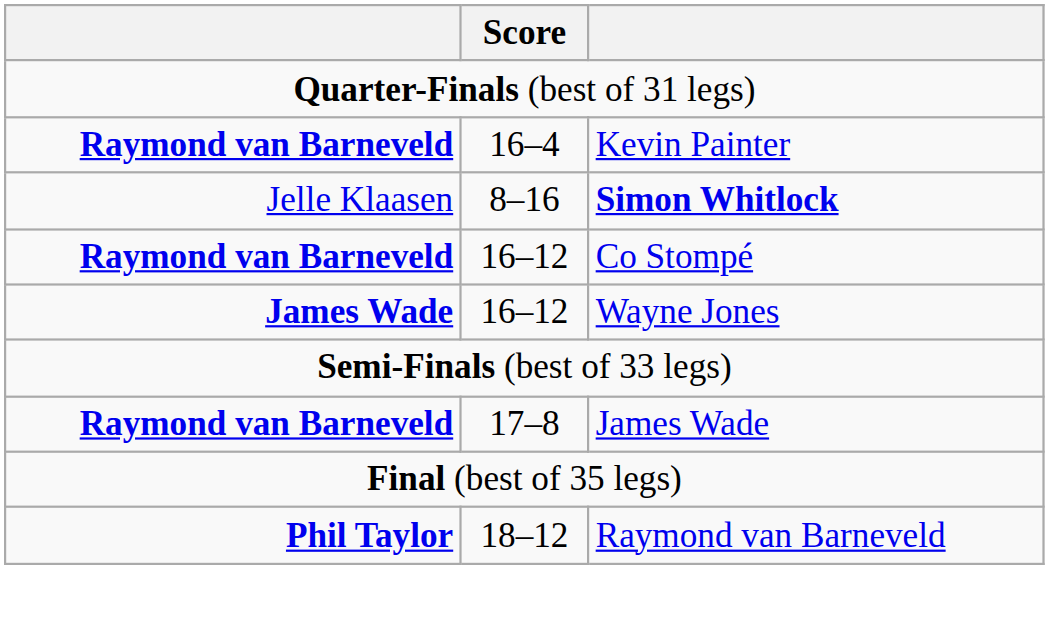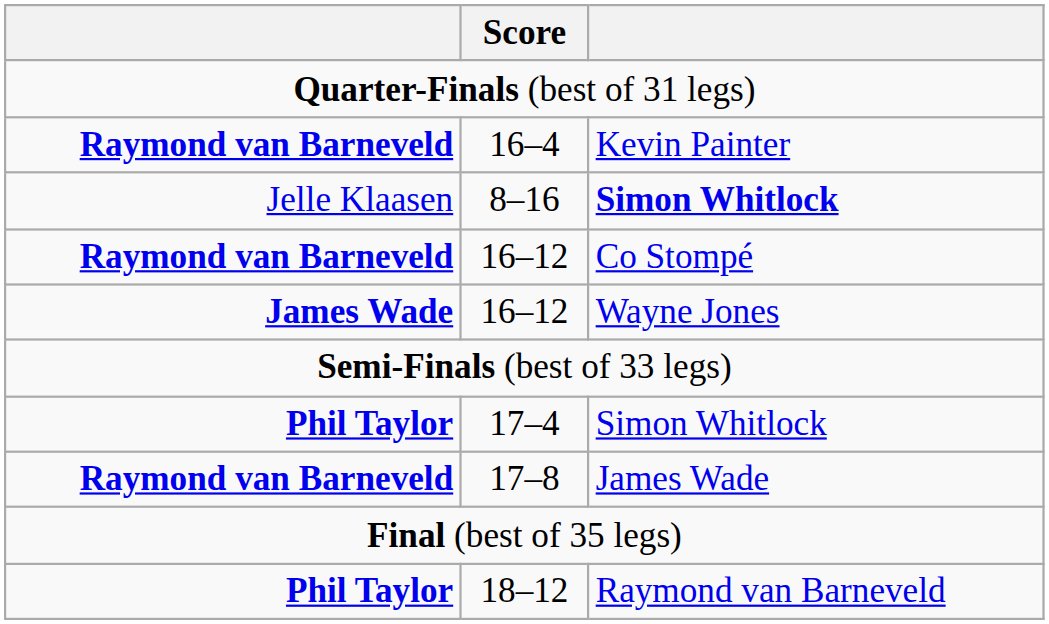+ row: (524, 423)
